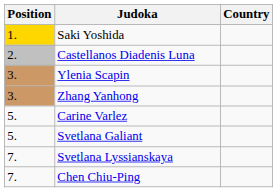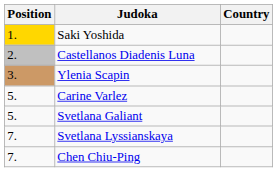- row: (98, 95)
